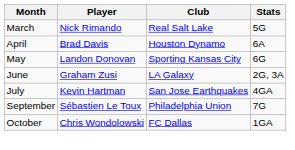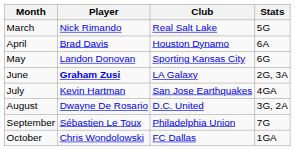(88, 75) normal -> (90, 75) bold
+ row: (22, 106)
